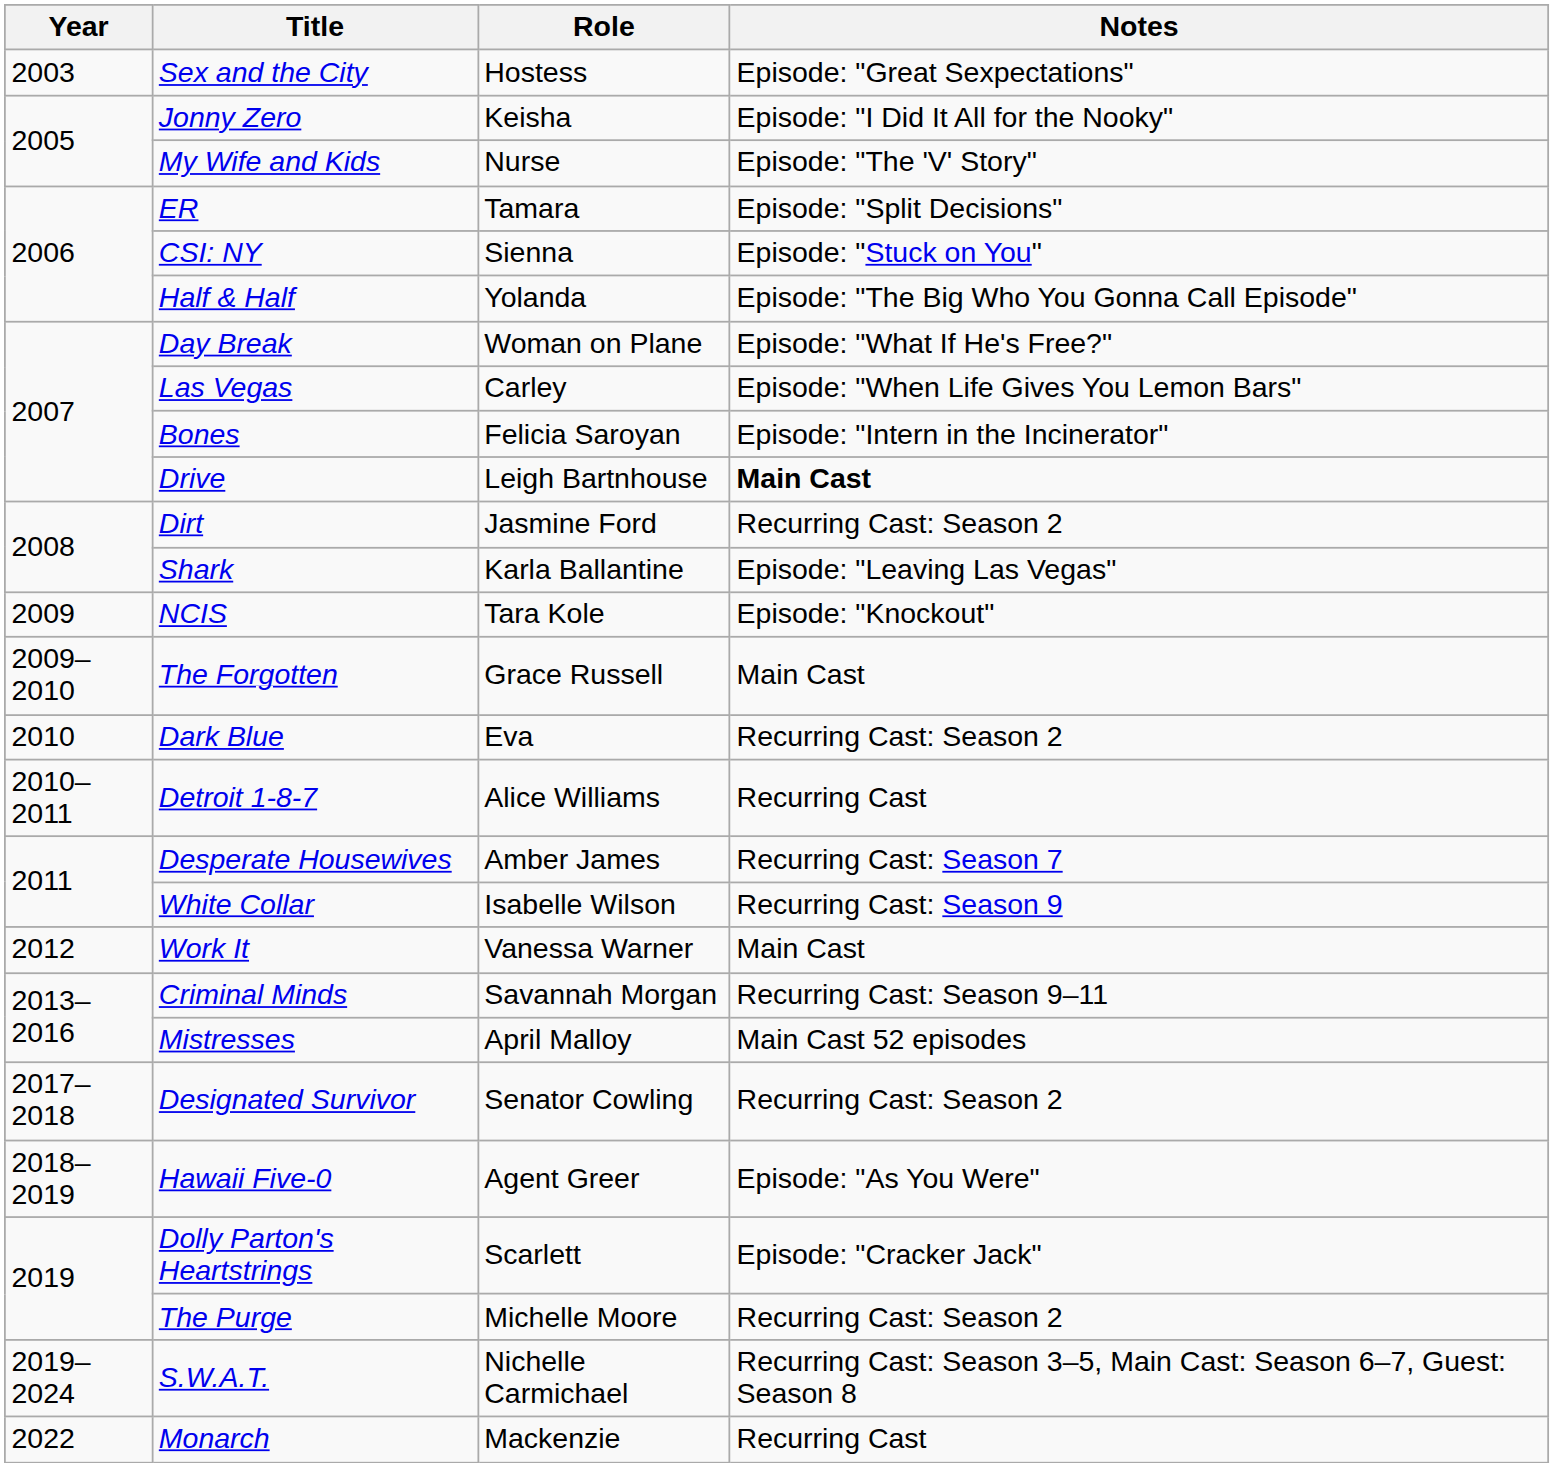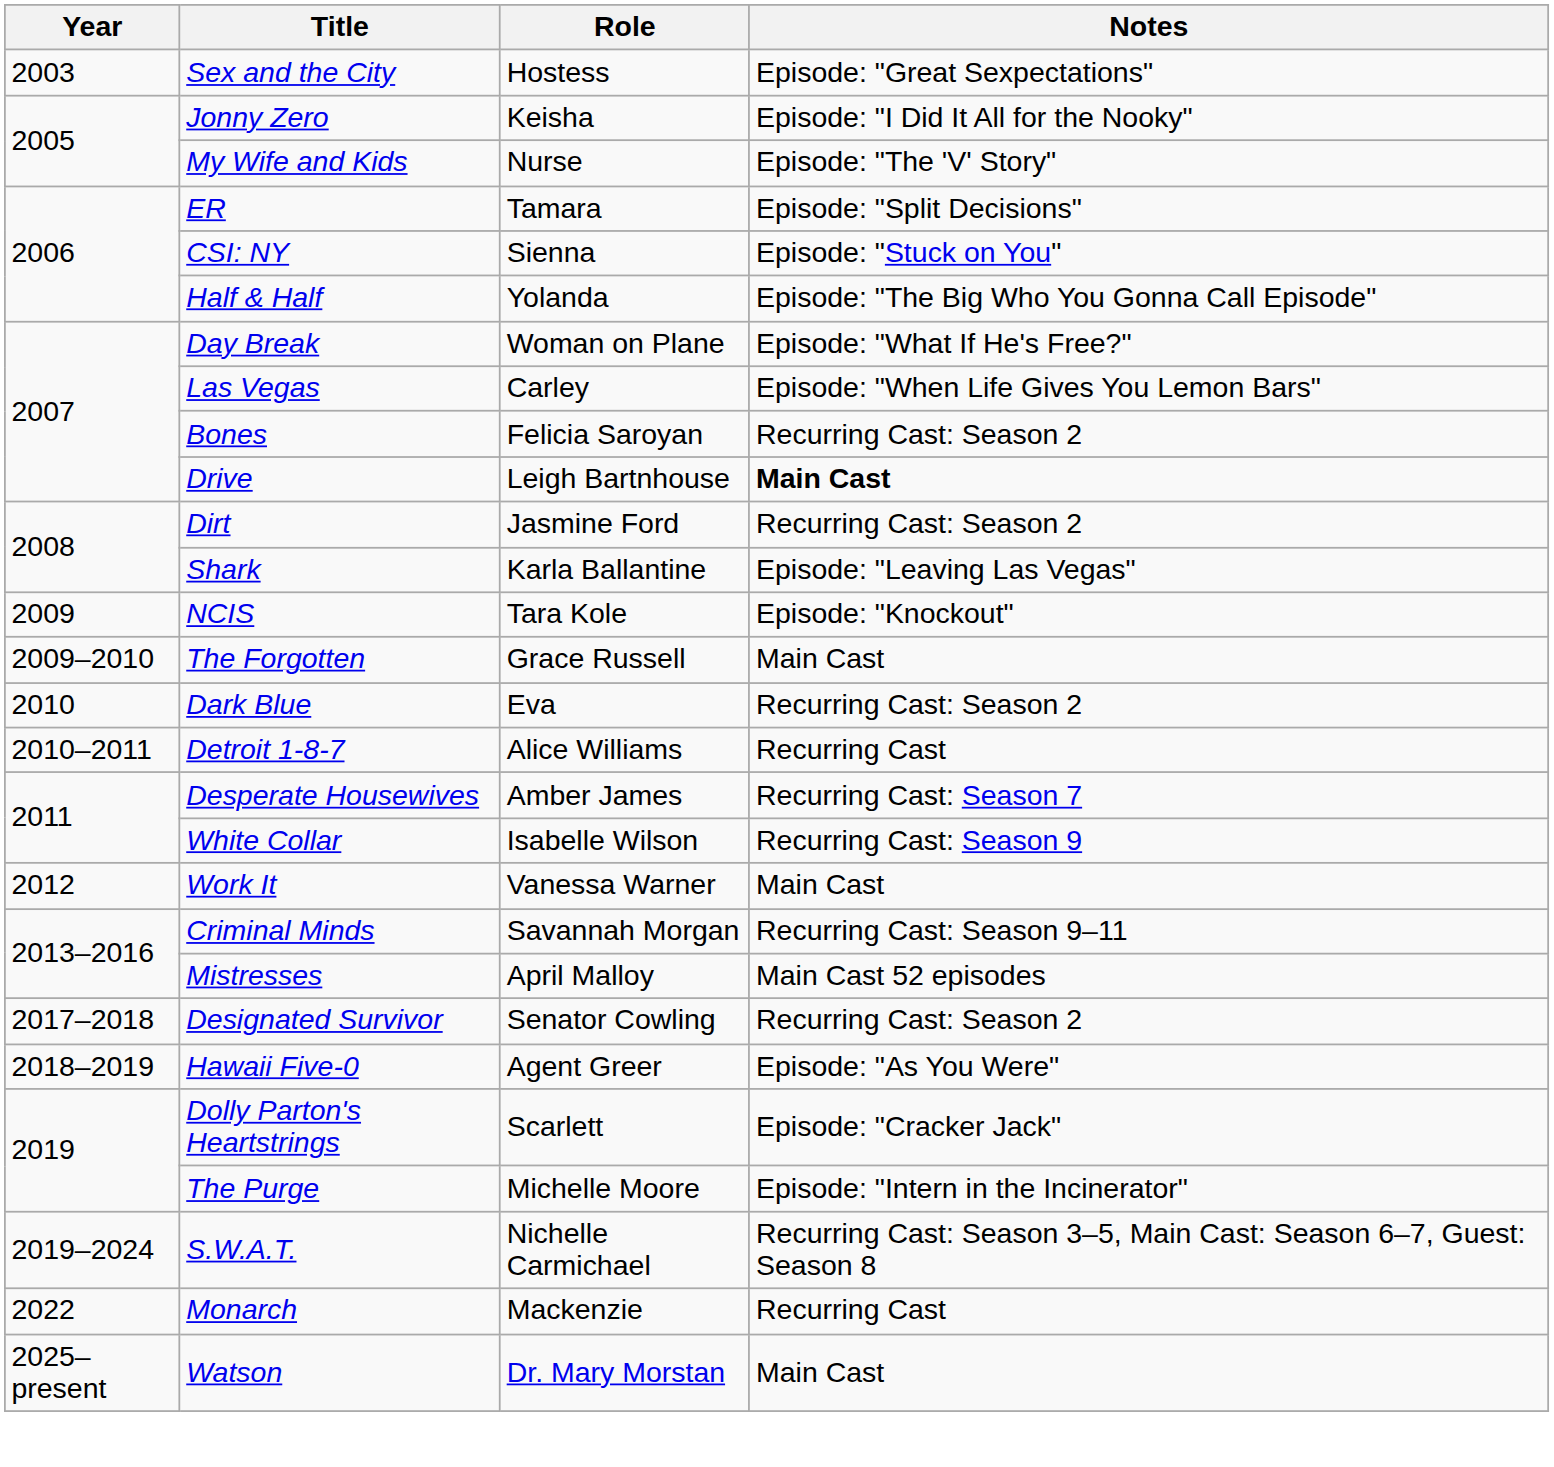(953, 433) Episode: "Intern in the Incinerator" -> (919, 433) Recurring Cast: Season 2
(900, 1316) Recurring Cast: Season 2 -> (972, 1188) Episode: "Intern in the Incinerator"
+ row: (234, 1371)
